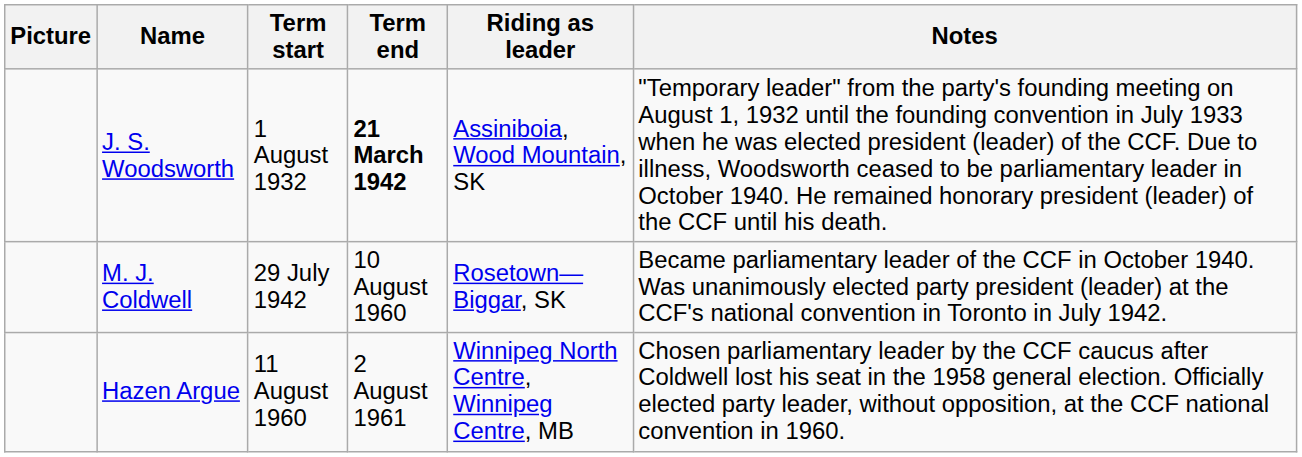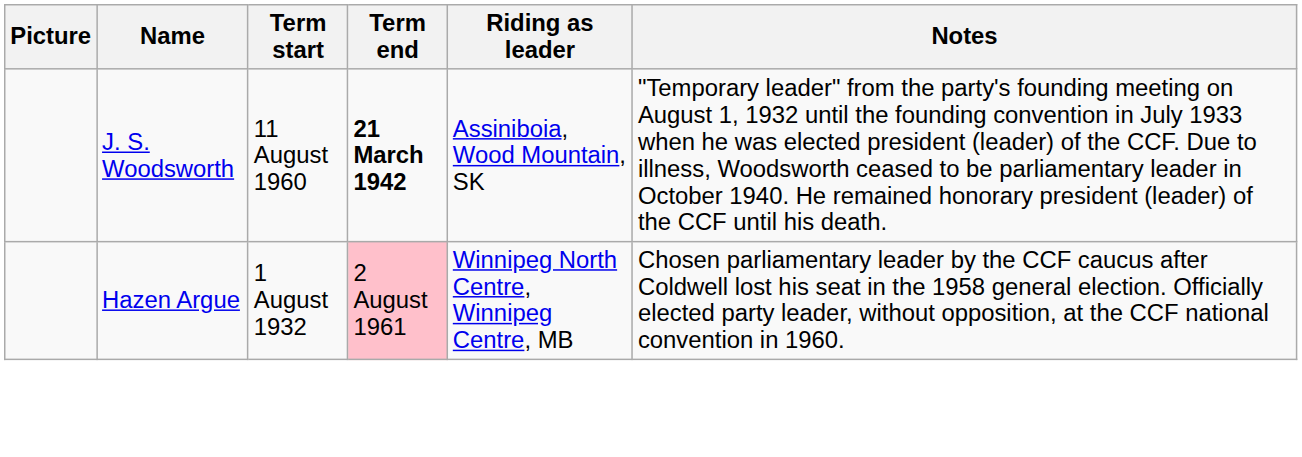(291, 155) 1 August 1932 -> (291, 155) 11 August 1960
- row: (147, 286)
(291, 391) 11 August 1960 -> (291, 300) 1 August 1932
(390, 391) no background -> (390, 300) pink background
